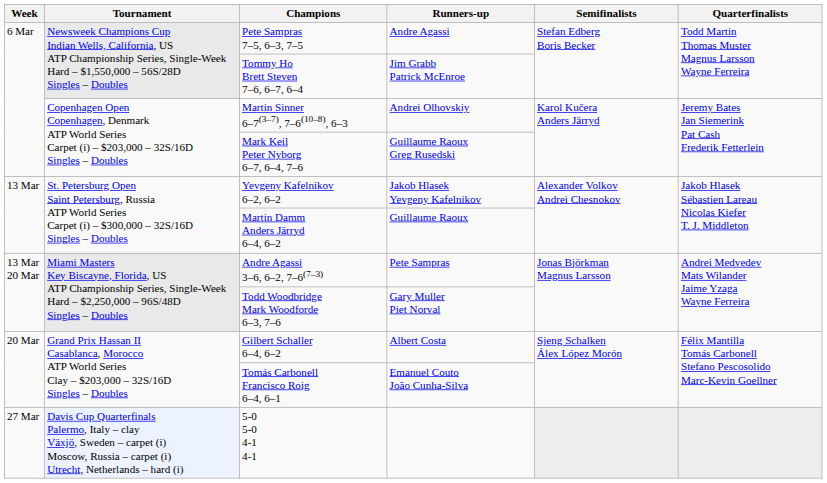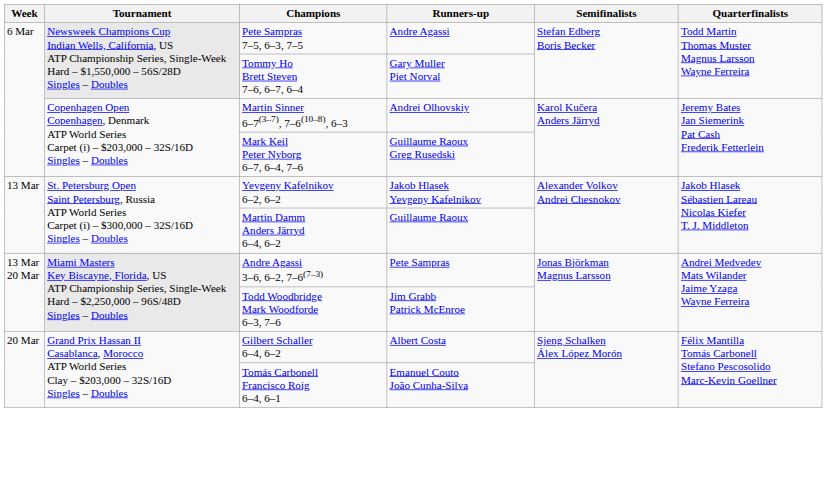(427, 70) Jim Grabb Patrick McEnroe -> (417, 70) Gary Muller Piet Norval
(417, 302) Gary Muller Piet Norval -> (427, 302) Jim Grabb Patrick McEnroe
- row: (249, 436)
